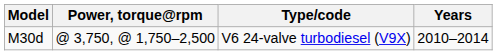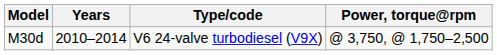columns swapped: (453, 15) <-> (135, 15)
